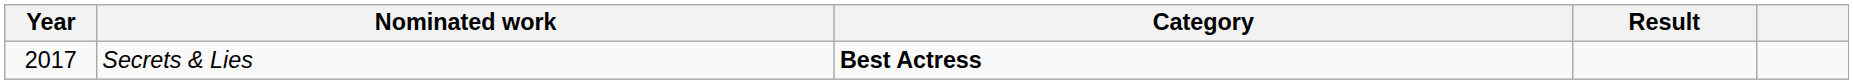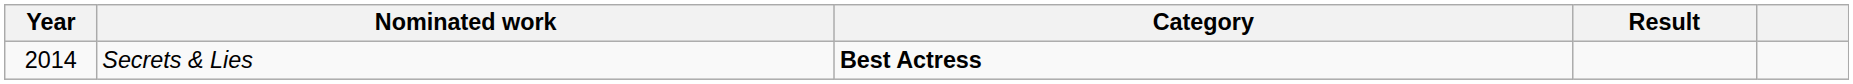(51, 60) 2017 -> (51, 60) 2014
